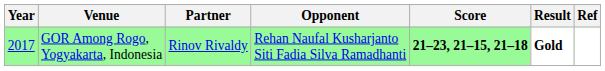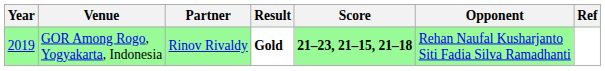columns swapped: (330, 16) <-> (552, 16)
(21, 46) 2017 -> (21, 46) 2019
